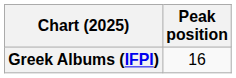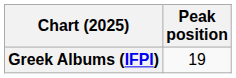(197, 60) 16 -> (197, 60) 19
